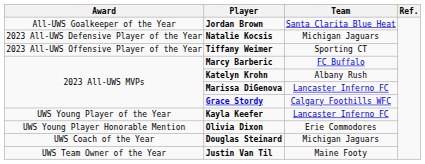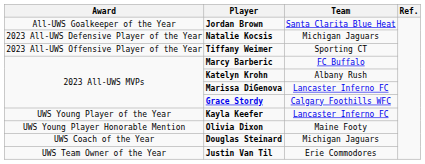(341, 127) Erie Commodores -> (341, 127) Maine Footy
(341, 153) Maine Footy -> (341, 153) Erie Commodores
